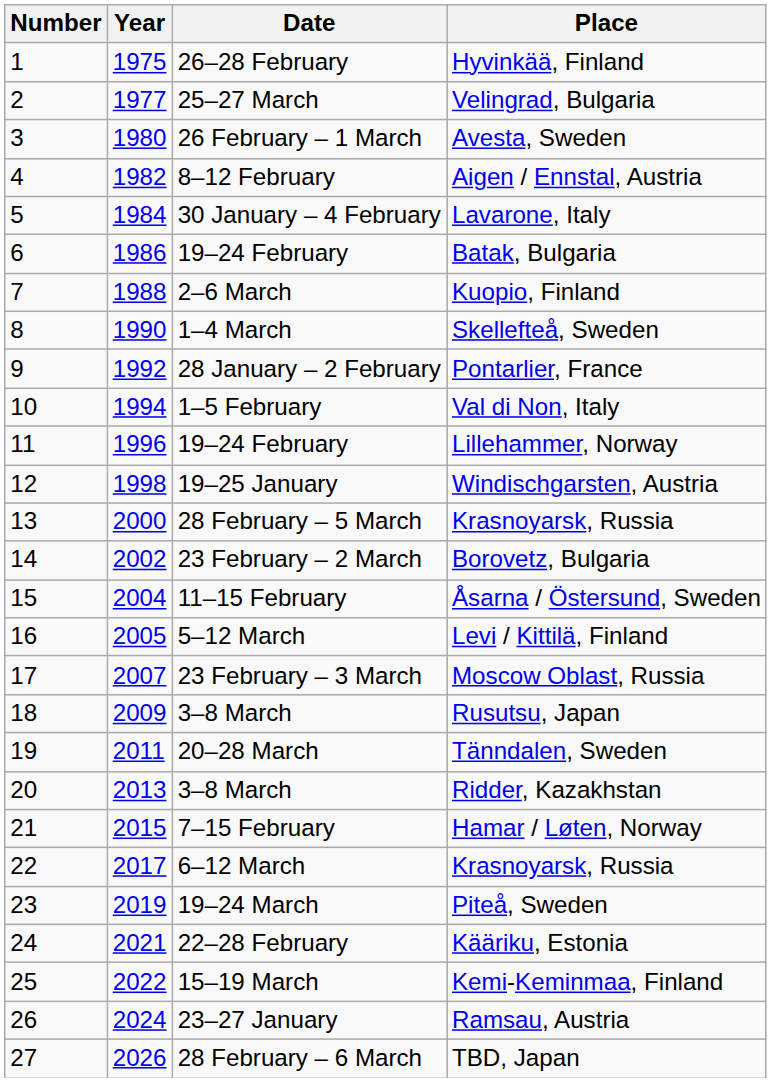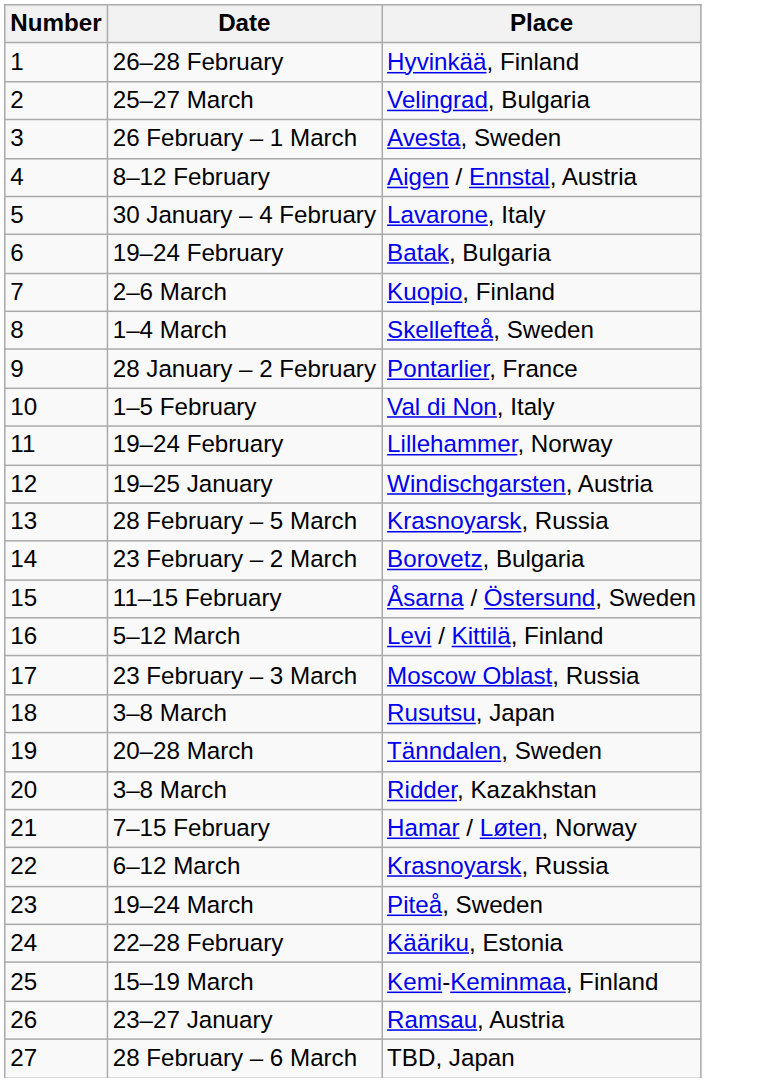- column: (140, 23)
